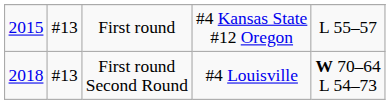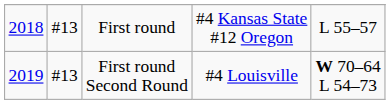(26, 28) 2015 -> (26, 28) 2018
(26, 75) 2018 -> (26, 75) 2019
